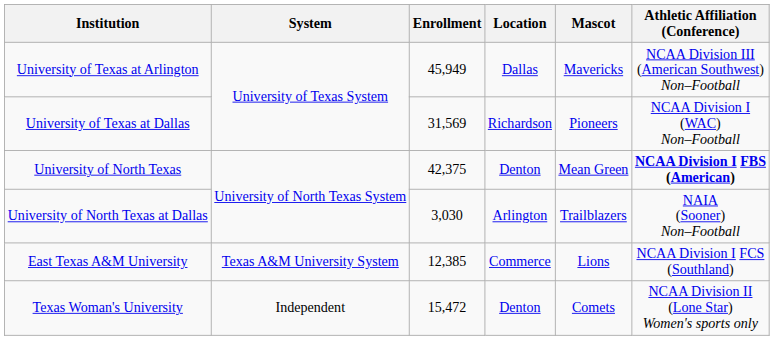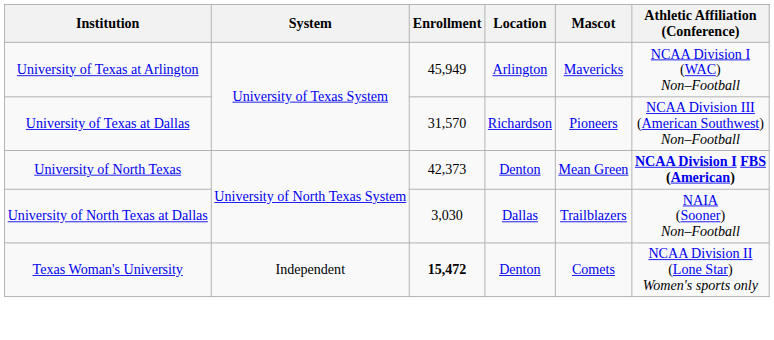(520, 69) Dallas -> (520, 69) Arlington
(700, 69) NCAA Division III (American Southwest) Non–Football -> (700, 69) NCAA Division I (WAC) Non–Football
(447, 123) 31,569 -> (447, 123) 31,570
(700, 123) NCAA Division I (WAC) Non–Football -> (700, 123) NCAA Division III (American Southwest) Non–Football
(447, 169) 42,375 -> (447, 169) 42,373
(520, 215) Arlington -> (520, 215) Dallas
- row: (108, 261)
(447, 308) normal -> (447, 269) bold
